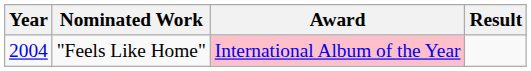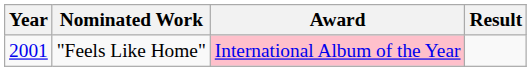(28, 50) 2004 -> (28, 50) 2001
